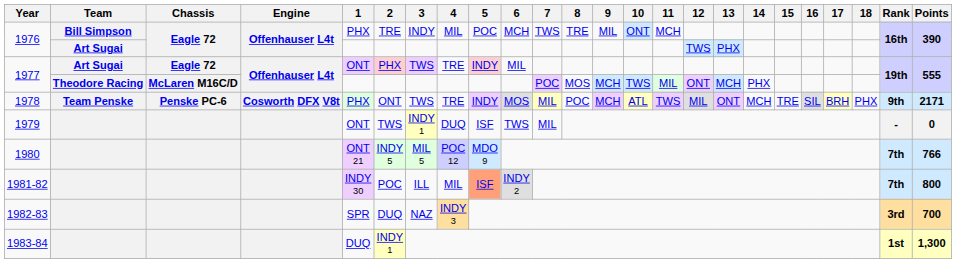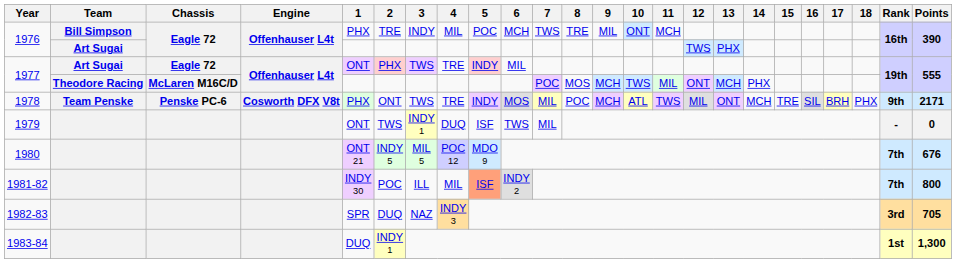(932, 155) 766 -> (932, 155) 676
(932, 214) 700 -> (932, 214) 705
